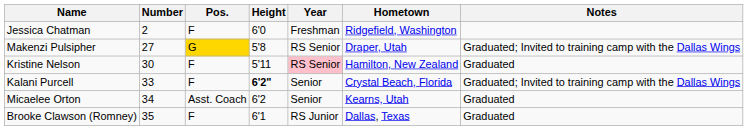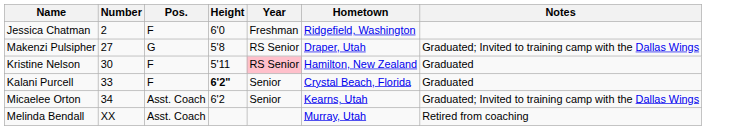(192, 47) gold background -> (151, 47) no background
(602, 82) Graduated; Invited to training camp with the Dallas Wings -> (448, 82) Graduated
(489, 99) Graduated -> (561, 99) Graduated; Invited to training camp with the Dallas Wings
- row: (72, 116)
+ row: (46, 116)
